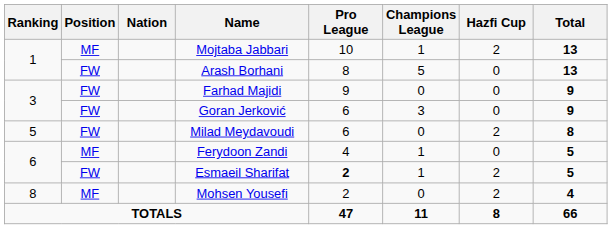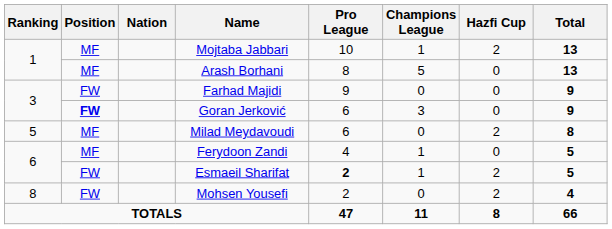(90, 70) FW -> (90, 70) MF
(90, 111) normal -> (90, 111) bold
(90, 132) FW -> (90, 132) MF
(90, 193) MF -> (90, 193) FW
